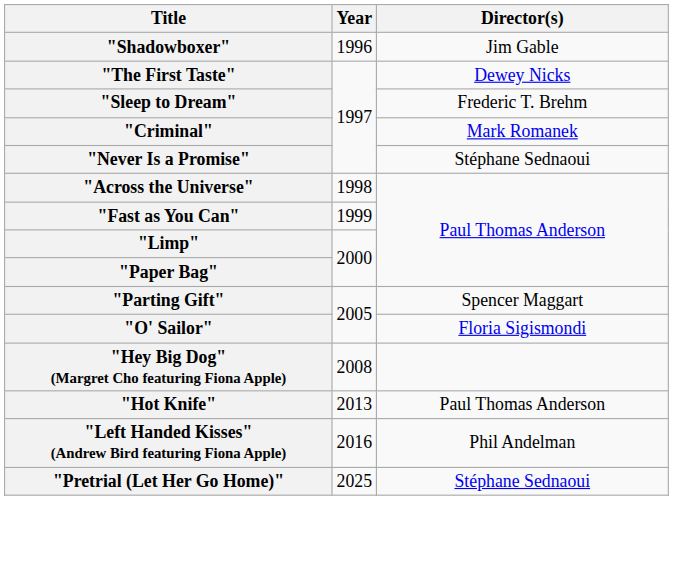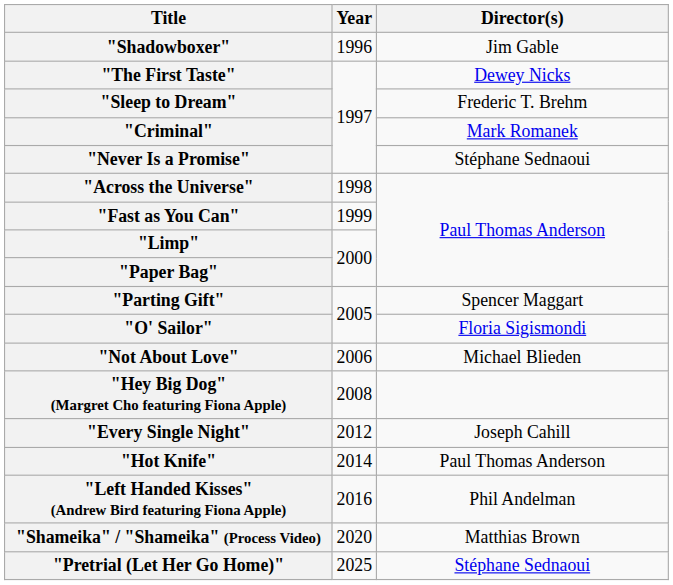+ row: (168, 356)
+ row: (168, 432)
(354, 404) 2013 -> (354, 461) 2014
+ row: (168, 537)
